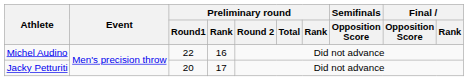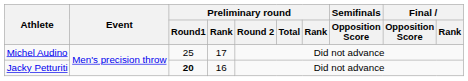(188, 53) 22 -> (188, 53) 25
(221, 53) 16 -> (221, 53) 17
(188, 68) normal -> (188, 68) bold
(221, 68) 17 -> (221, 68) 16
